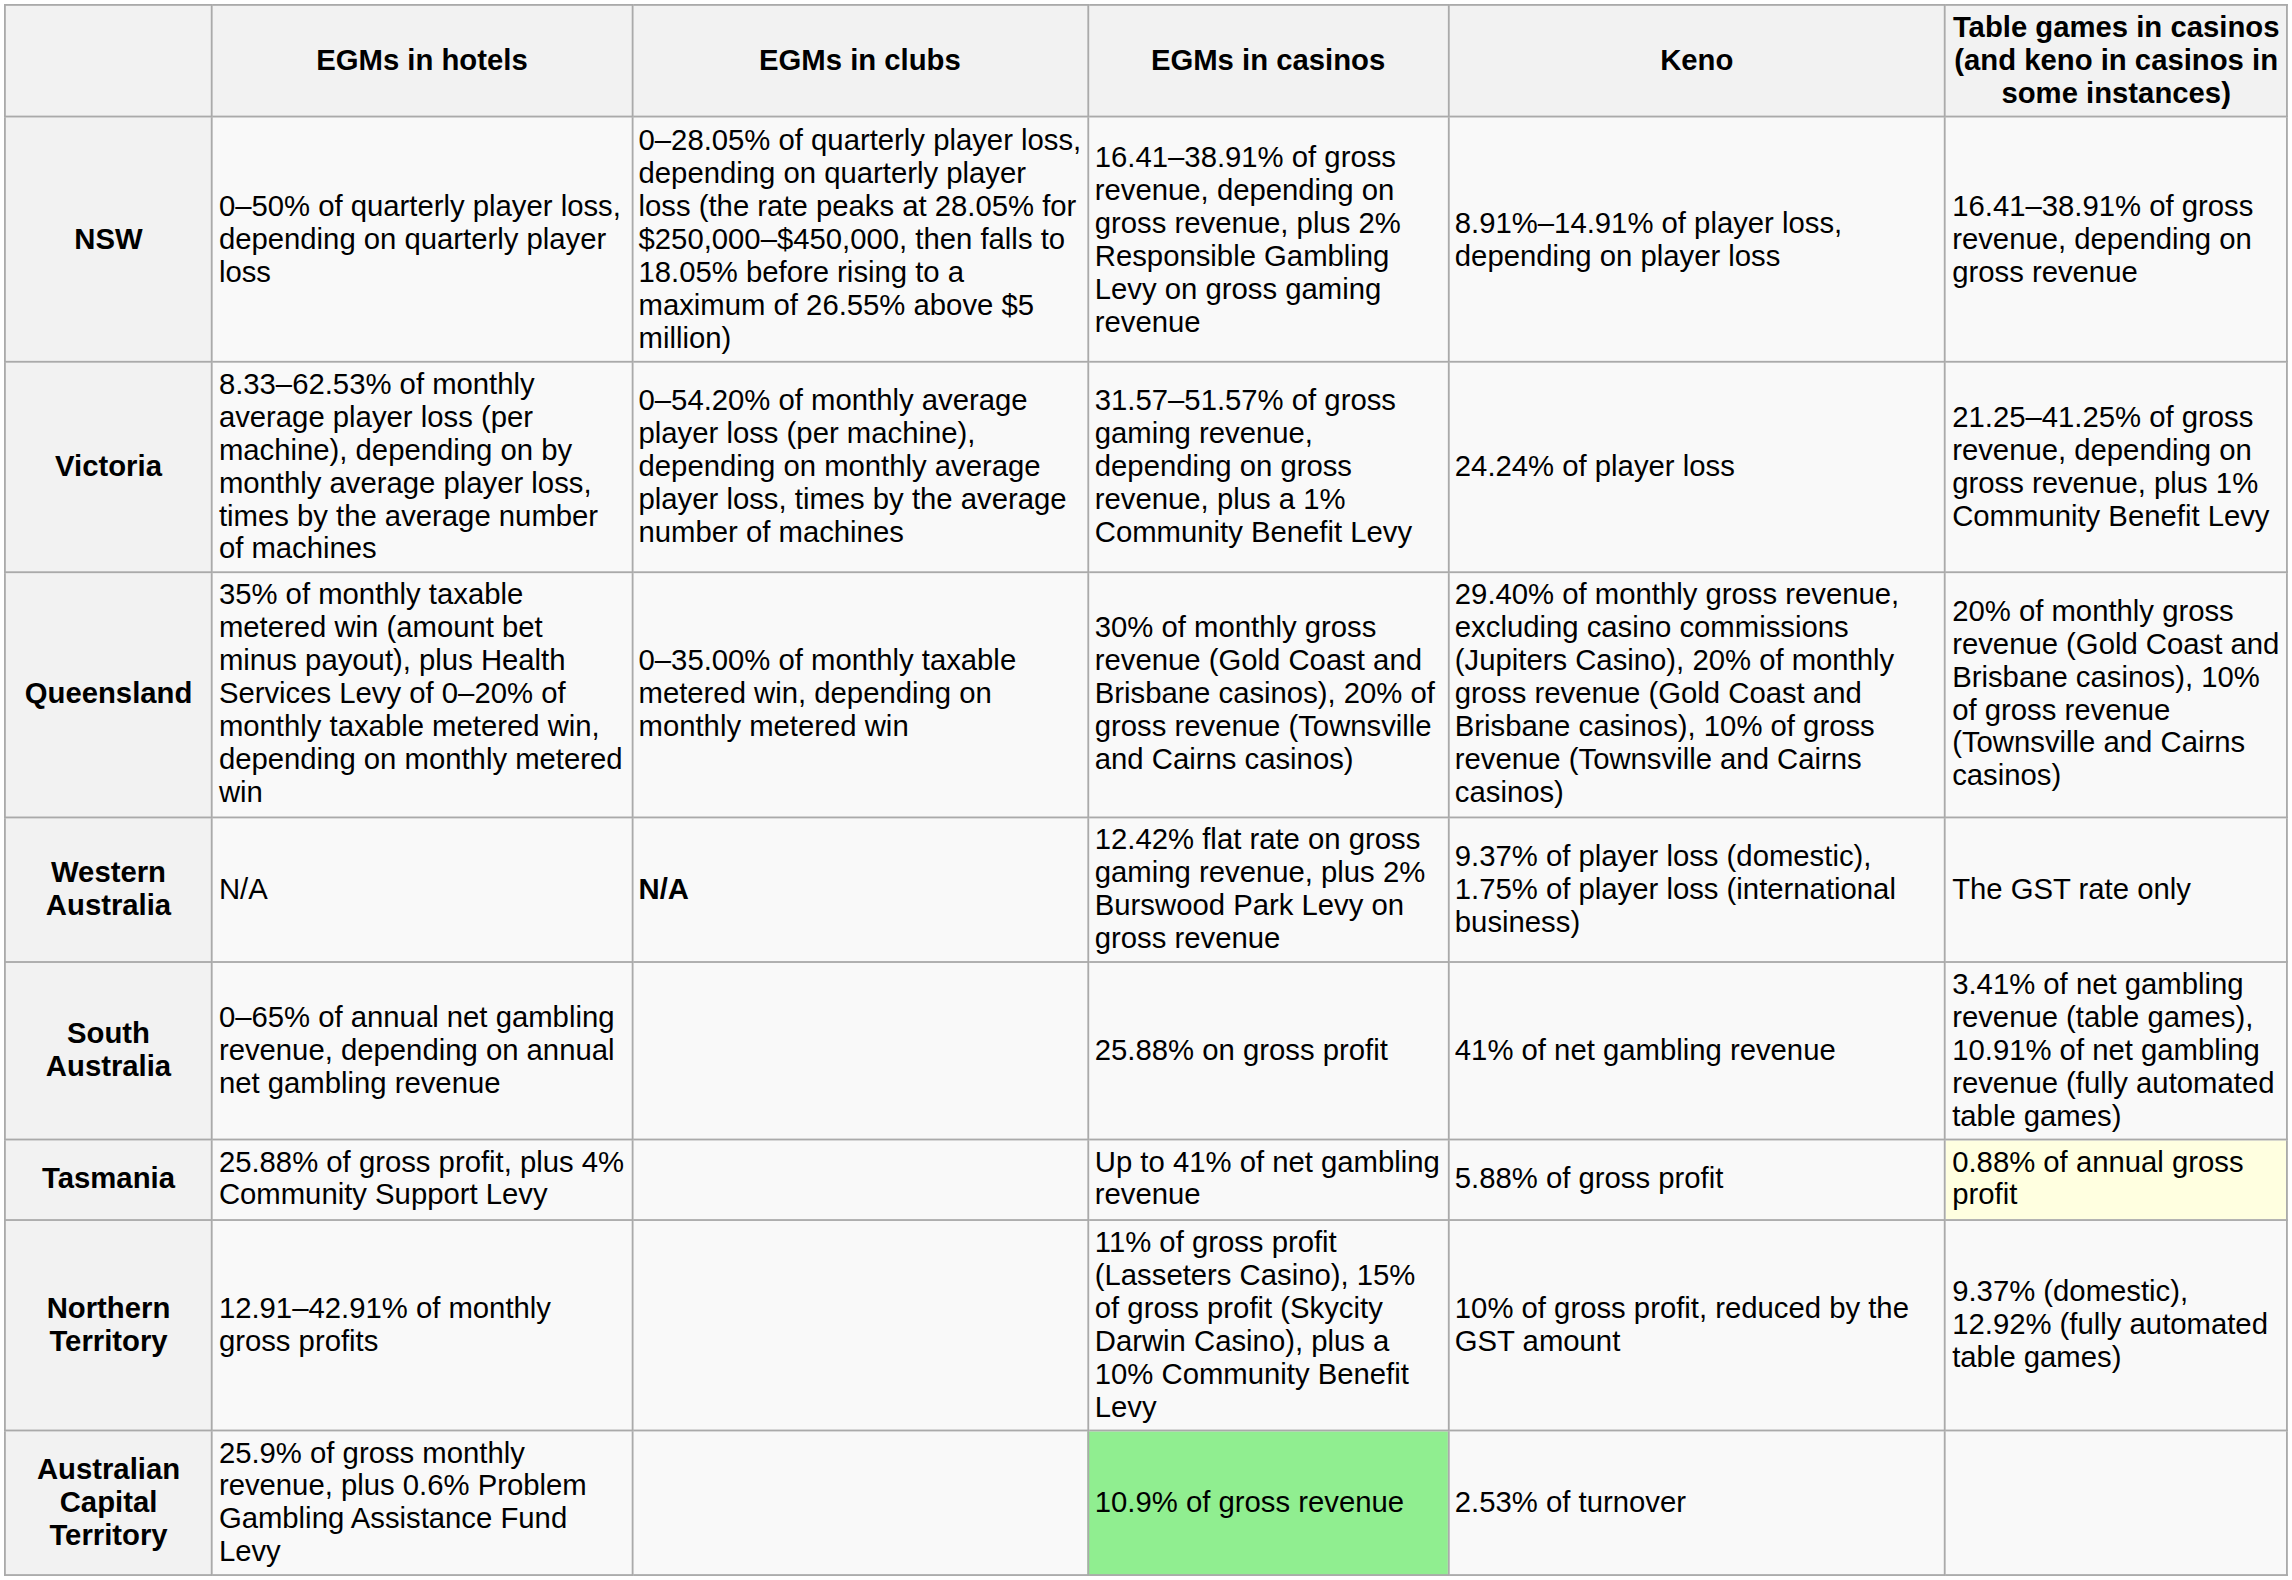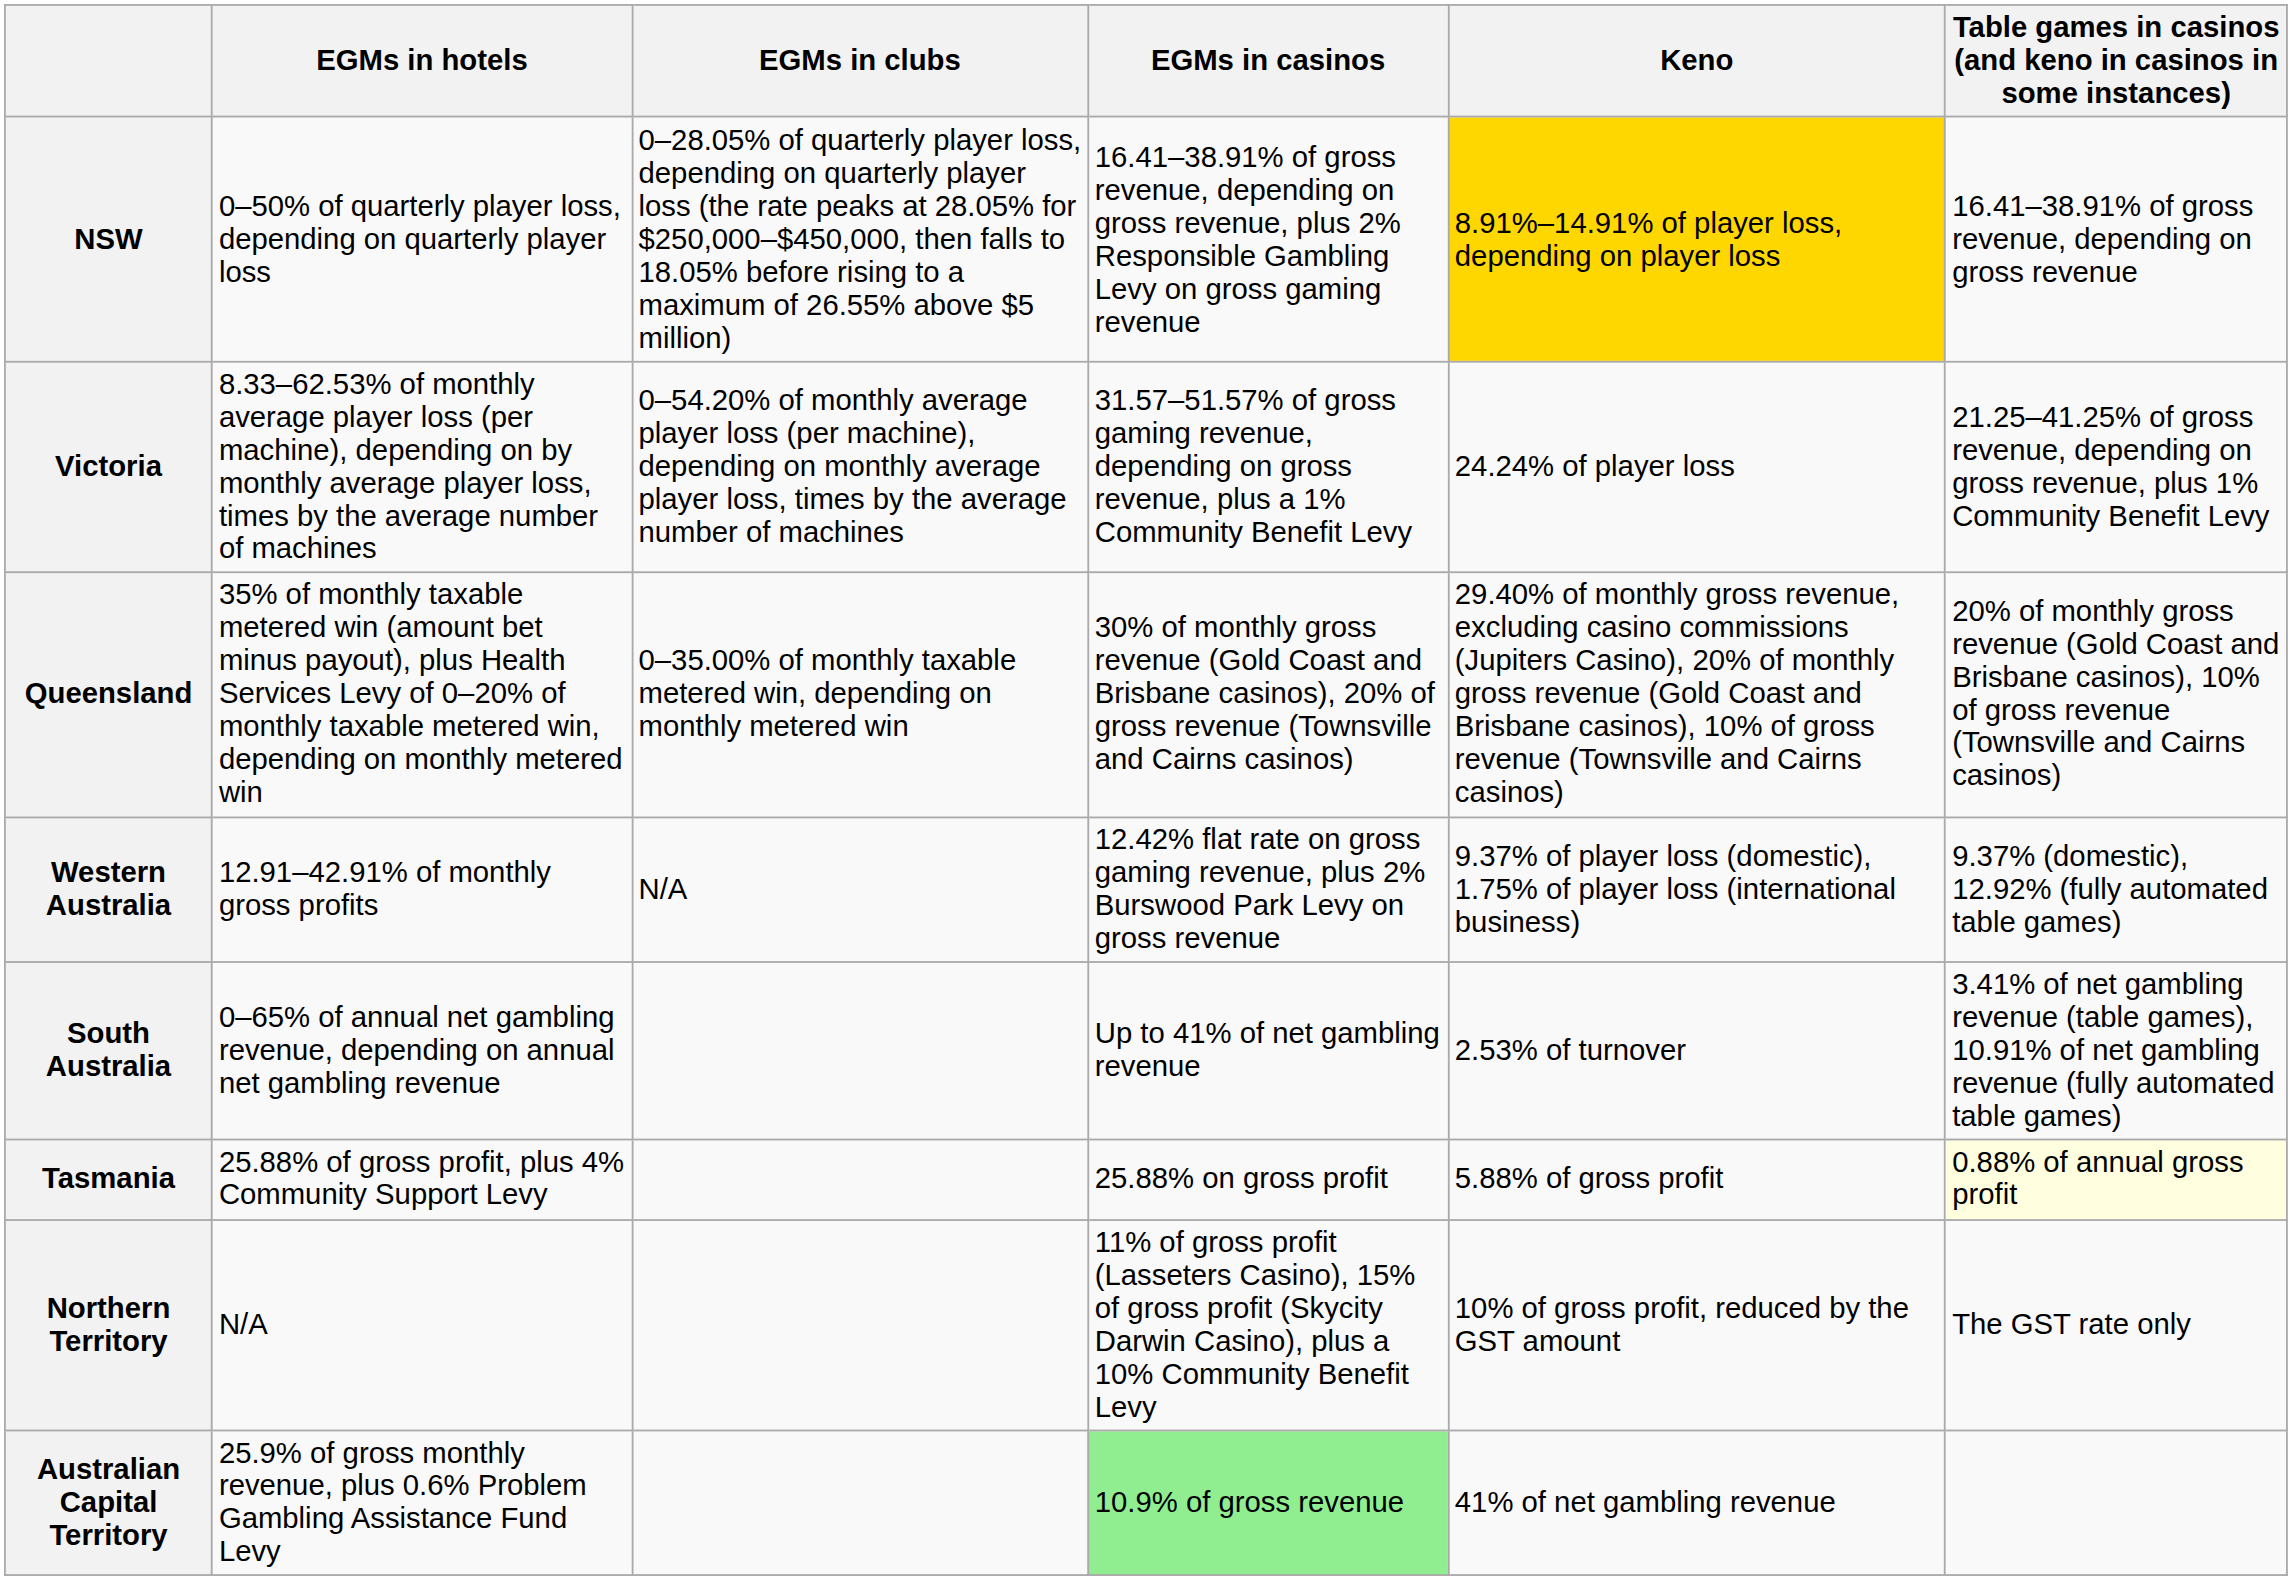(1649, 238) no background -> (1649, 238) gold background
(243, 888) N/A -> (385, 888) 12.91–42.91% of monthly gross profits
(664, 888) bold -> (663, 888) normal
(2072, 888) The GST rate only -> (2110, 888) 9.37% (domestic), 12.92% (fully automated table games)
(1241, 1050) 25.88% on gross profit -> (1267, 1050) Up to 41% of net gambling revenue
(1645, 1050) 41% of net gambling revenue -> (1570, 1050) 2.53% of turnover
(1267, 1179) Up to 41% of net gambling revenue -> (1241, 1179) 25.88% on gross profit
(385, 1324) 12.91–42.91% of monthly gross profits -> (243, 1324) N/A
(2110, 1324) 9.37% (domestic), 12.92% (fully automated table games) -> (2072, 1324) The GST rate only
(1570, 1502) 2.53% of turnover -> (1645, 1502) 41% of net gambling revenue
